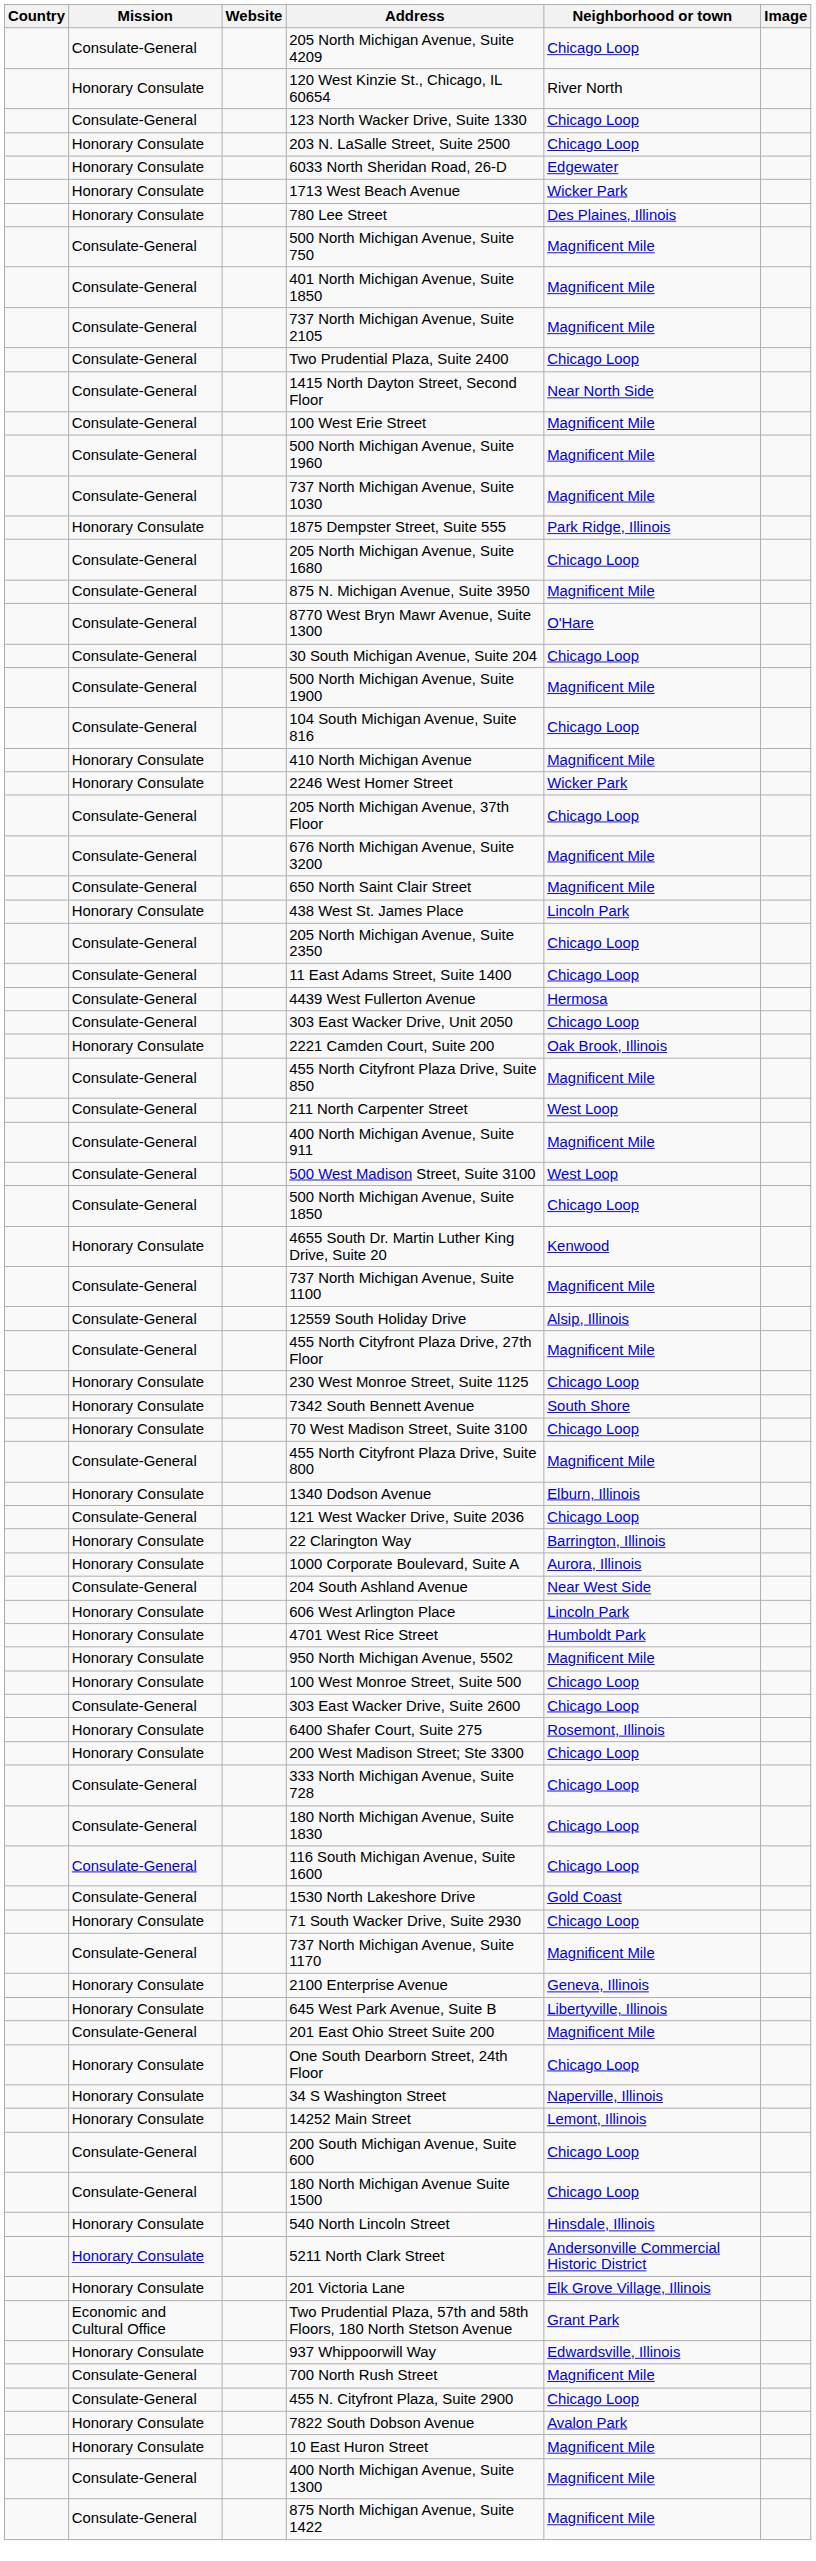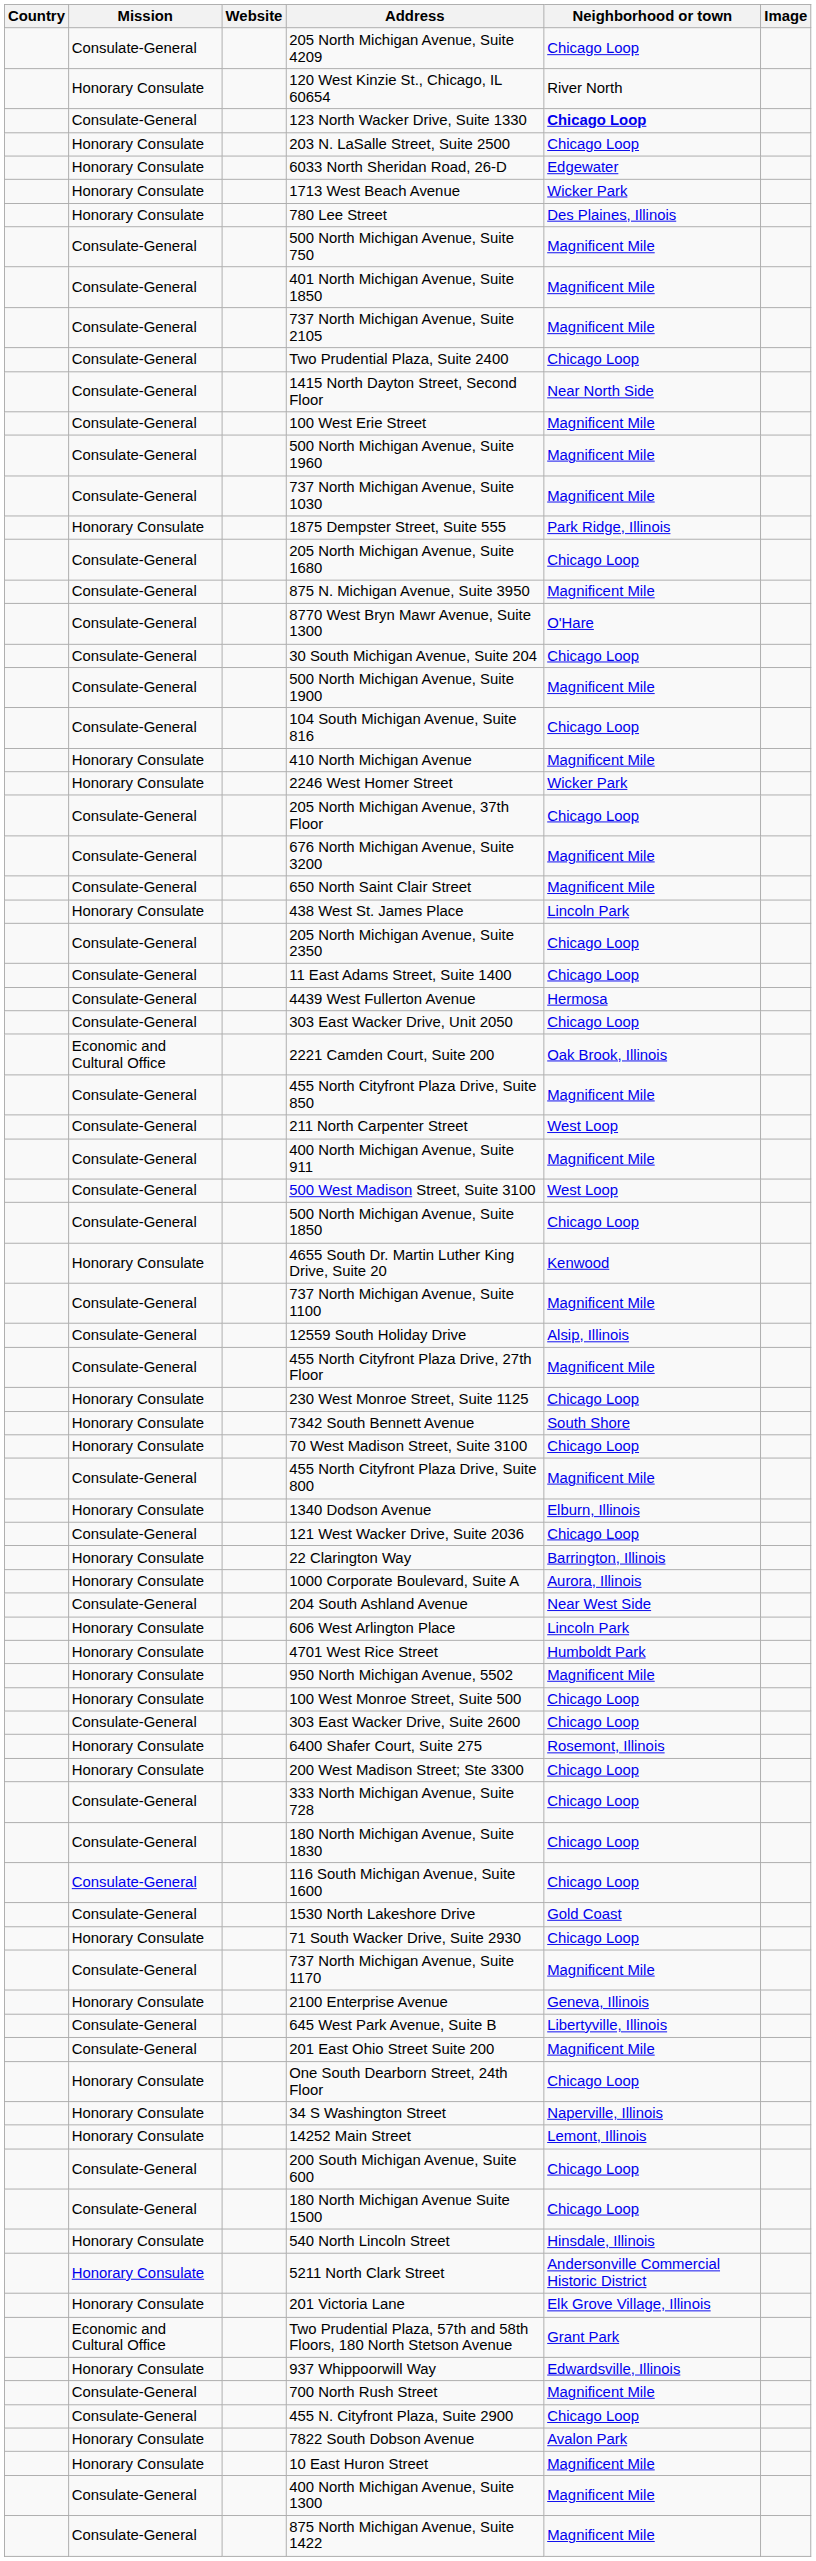(593, 120) normal -> (597, 120) bold
(138, 1046) Honorary Consulate -> (119, 1054) Economic and Cultural Office
(138, 2009) Honorary Consulate -> (134, 2025) Consulate-General
